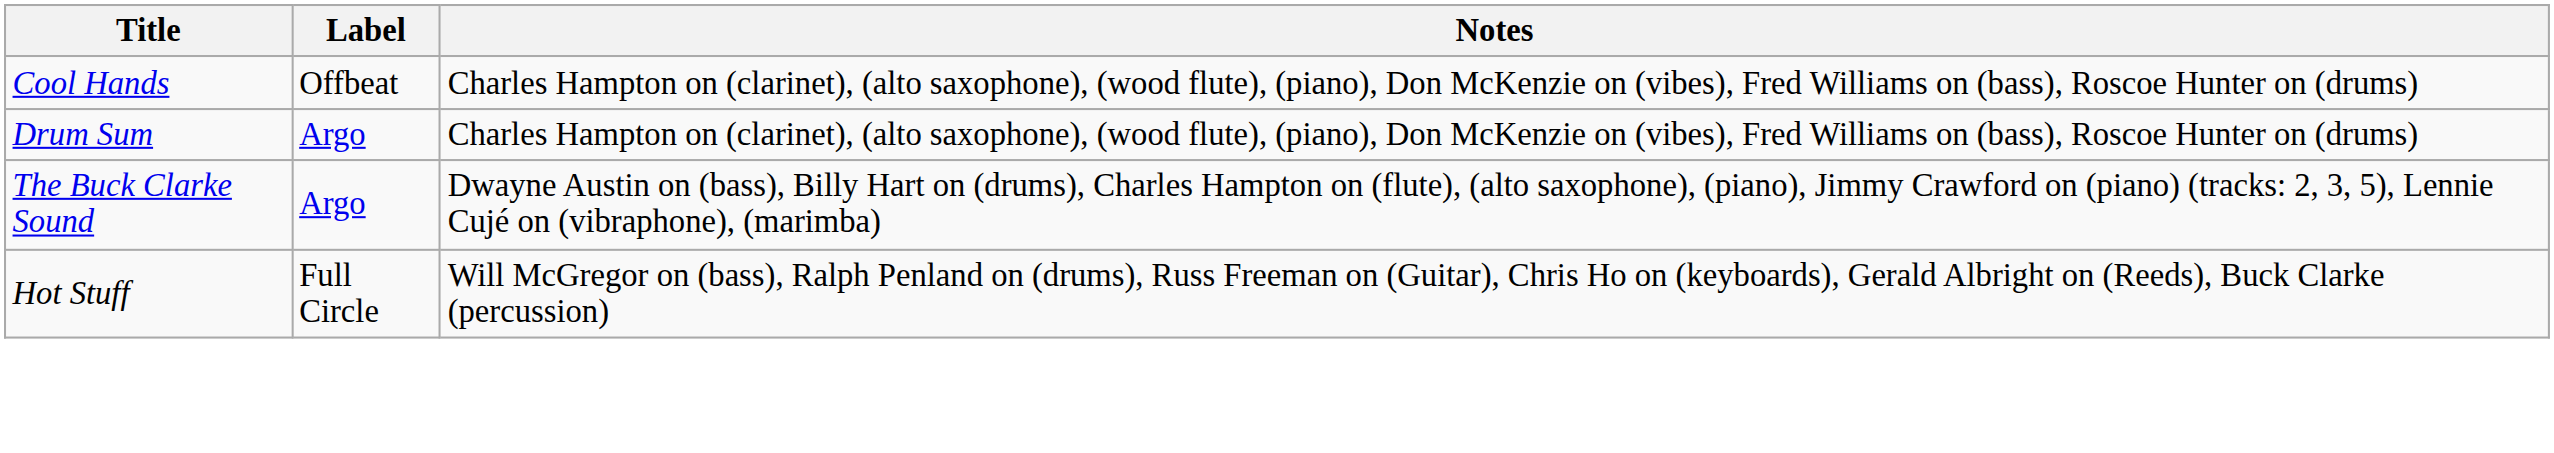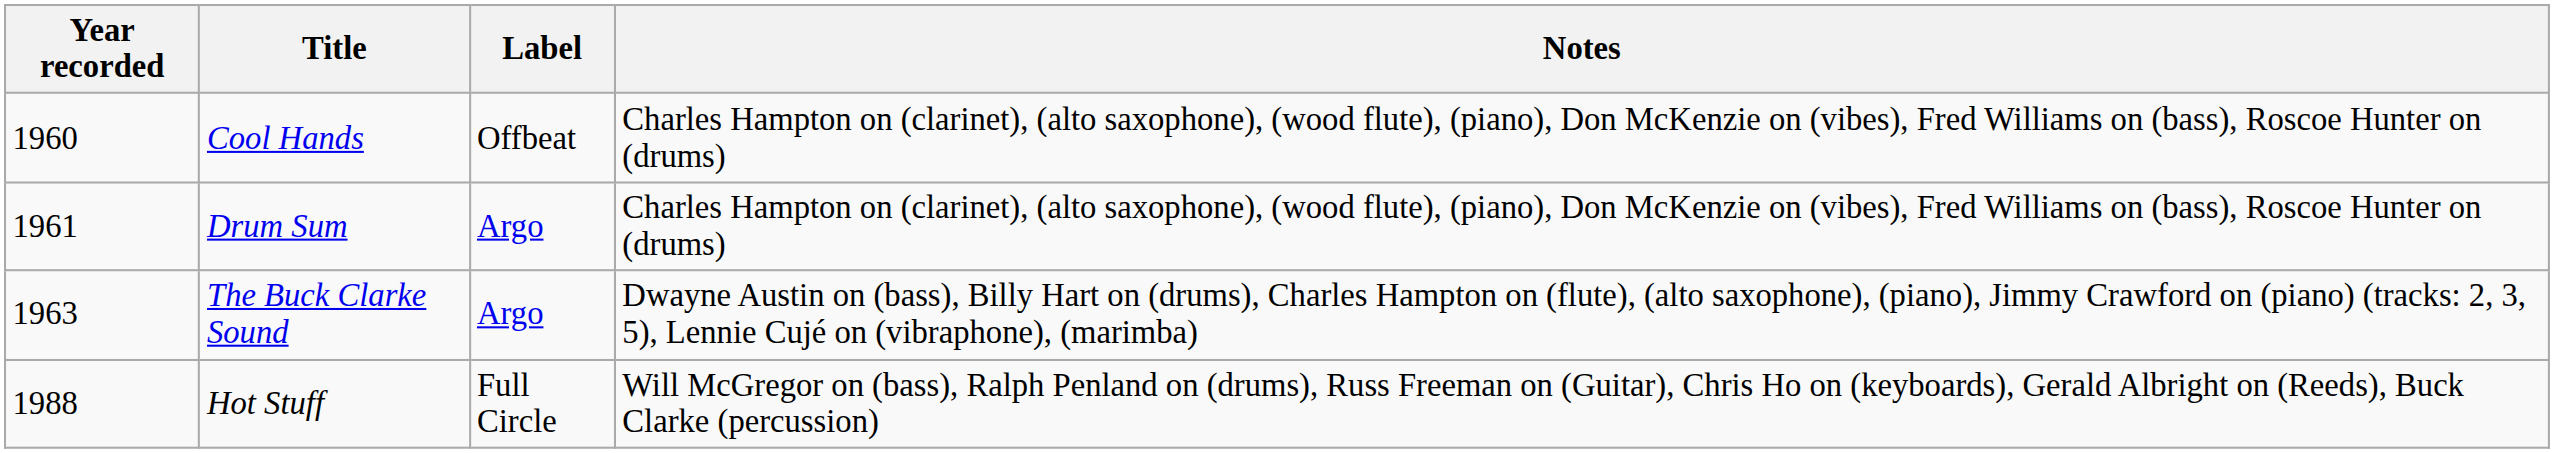+ column: (102, 48)
